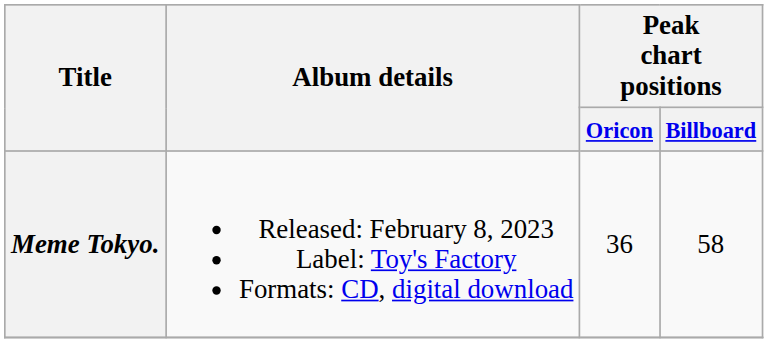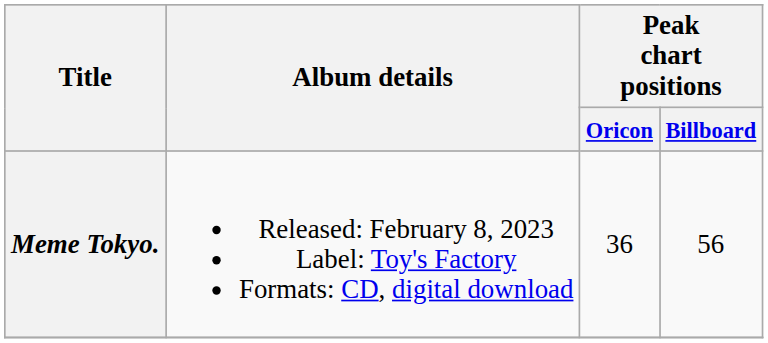(711, 243) 58 -> (711, 243) 56
